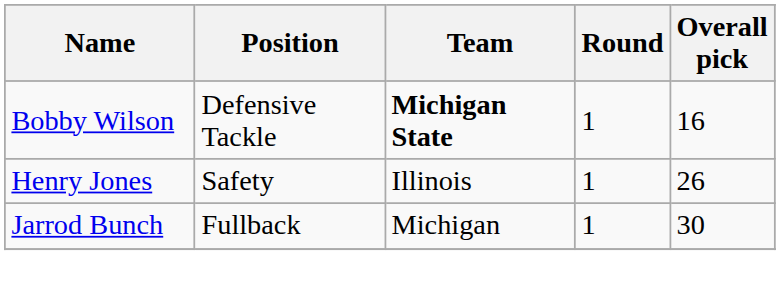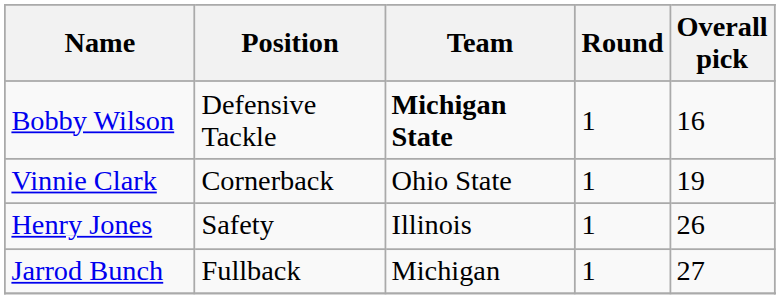+ row: (84, 180)
(691, 225) 30 -> (691, 270) 27
